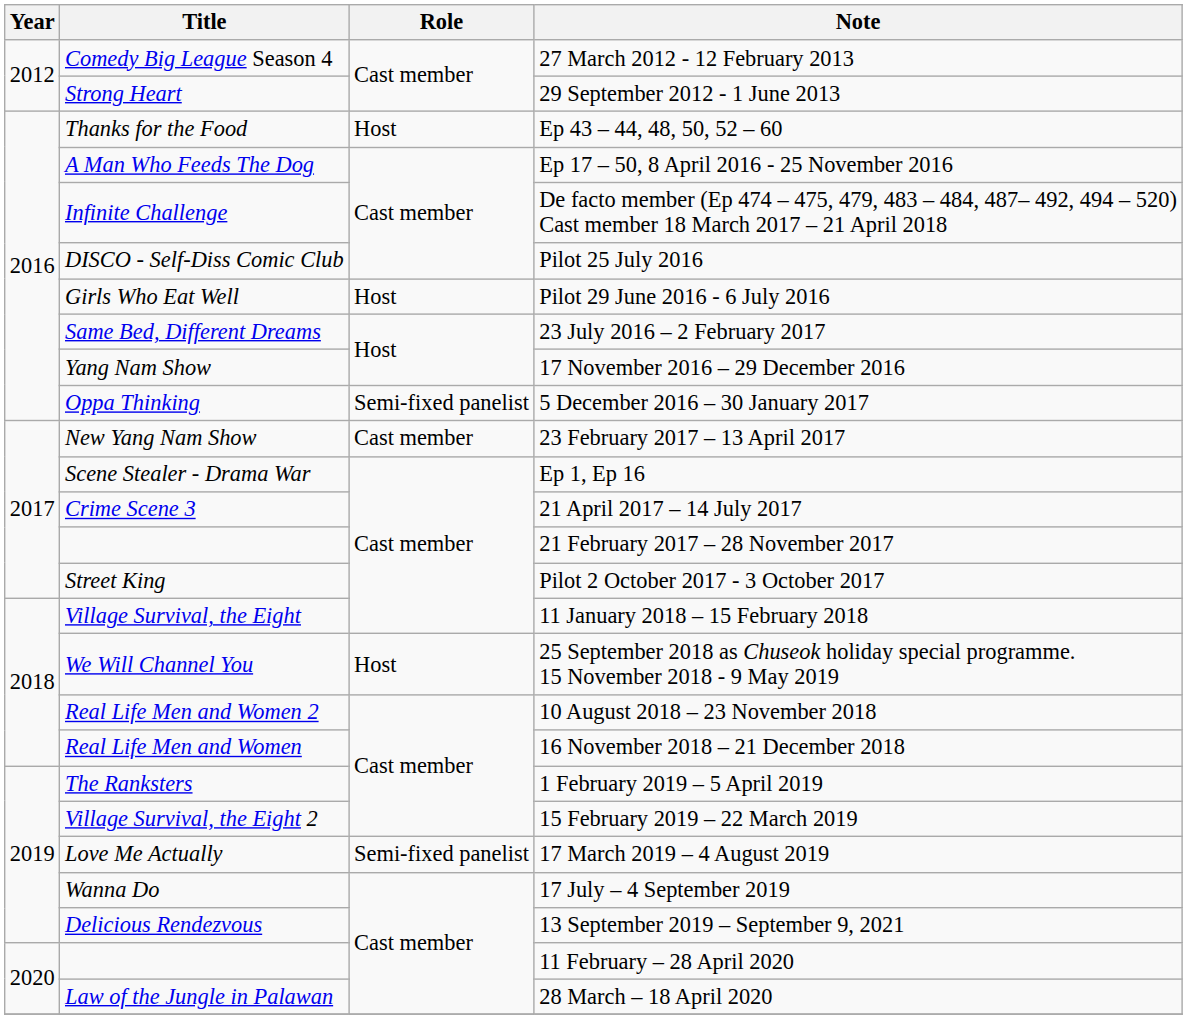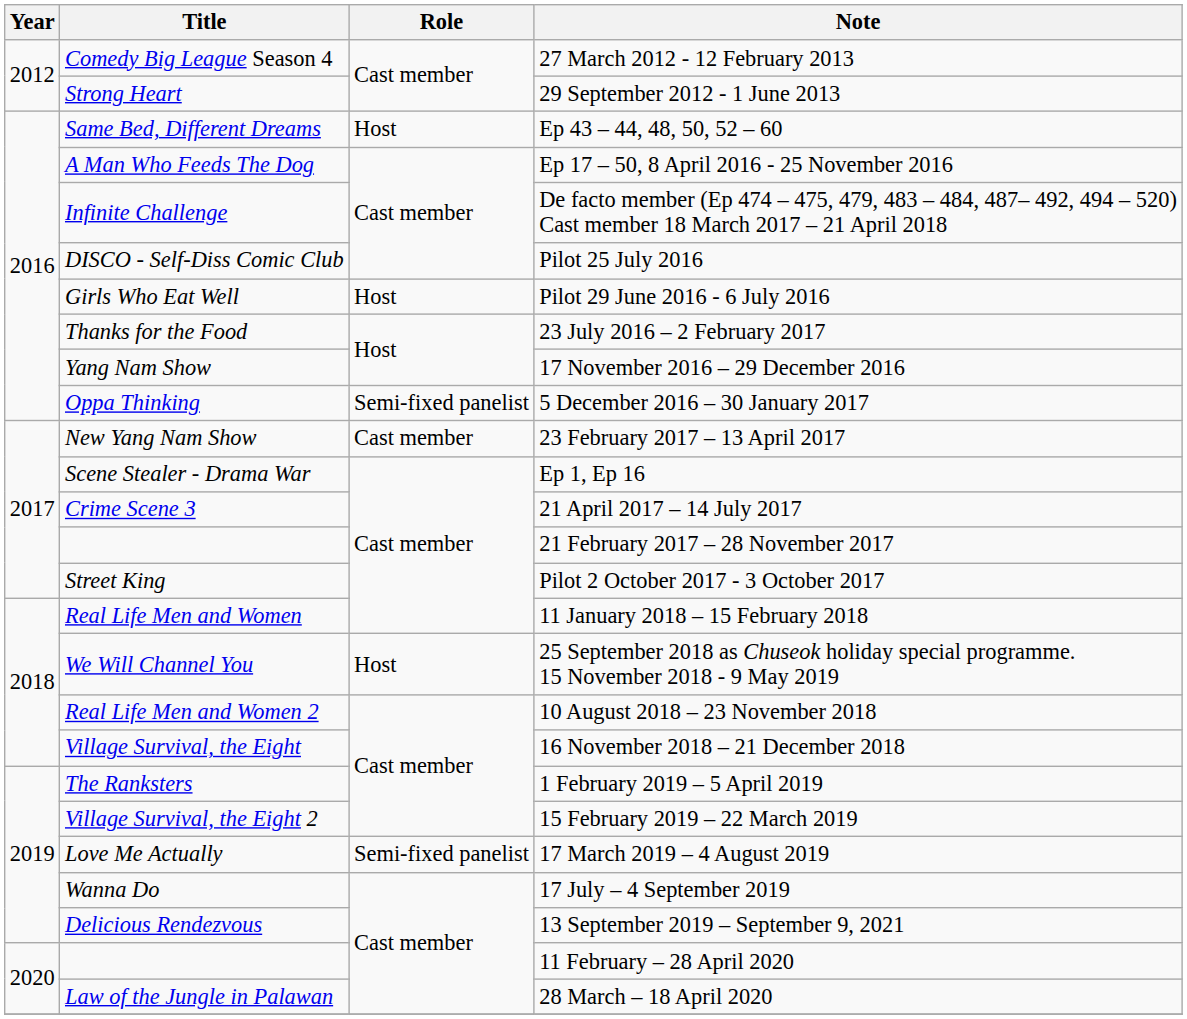(156, 128) Thanks for the Food -> (193, 128) Same Bed, Different Dreams
(193, 331) Same Bed, Different Dreams -> (156, 331) Thanks for the Food
(183, 615) Village Survival, the Eight -> (183, 615) Real Life Men and Women
(183, 747) Real Life Men and Women -> (183, 747) Village Survival, the Eight
